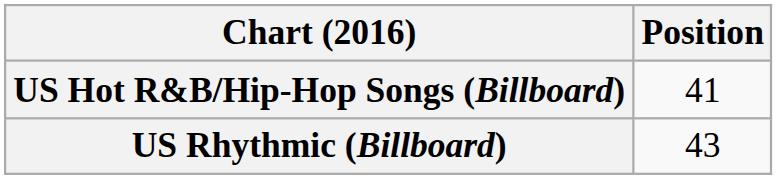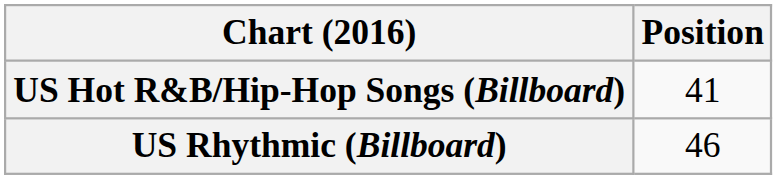(703, 145) 43 -> (703, 145) 46
